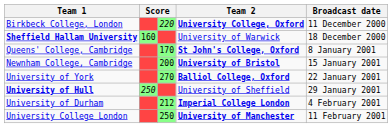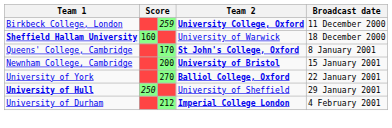(167, 24) 220 -> (167, 24) 259
- row: (67, 116)
